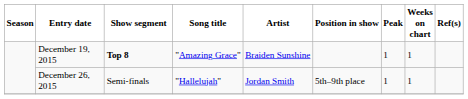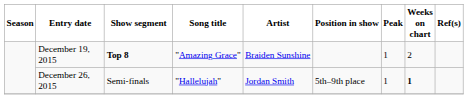(410, 55) 1 -> (410, 55) 2
(410, 81) normal -> (410, 81) bold
